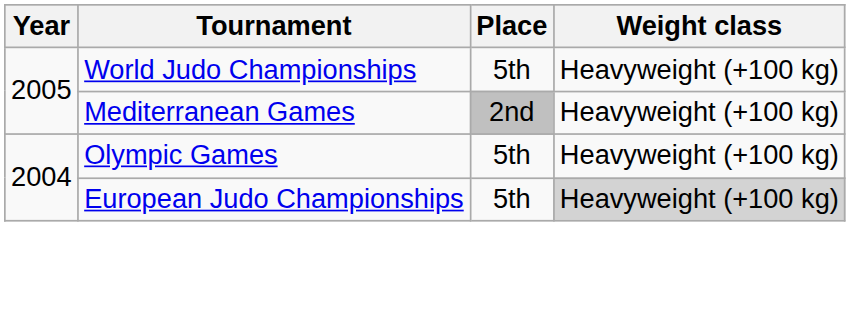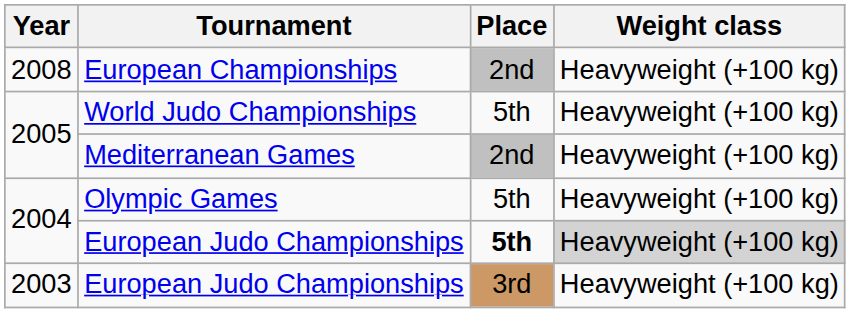+ row: (41, 69)
(512, 198) normal -> (512, 241) bold
+ row: (41, 284)
